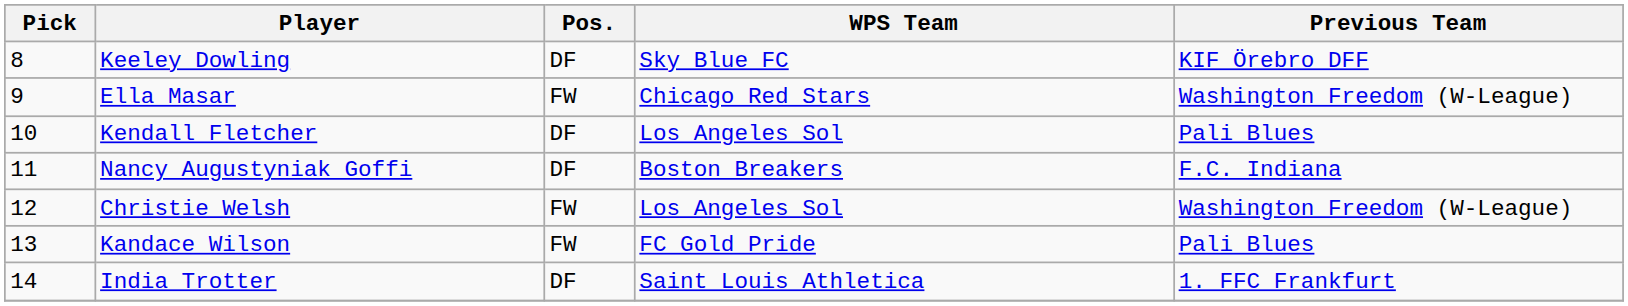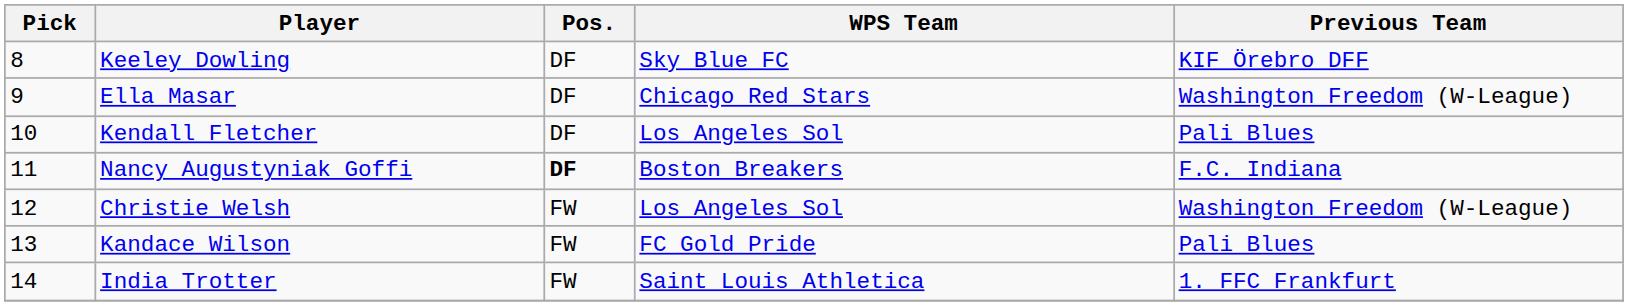(563, 97) FW -> (563, 97) DF
(563, 171) normal -> (563, 171) bold
(563, 281) DF -> (563, 281) FW
